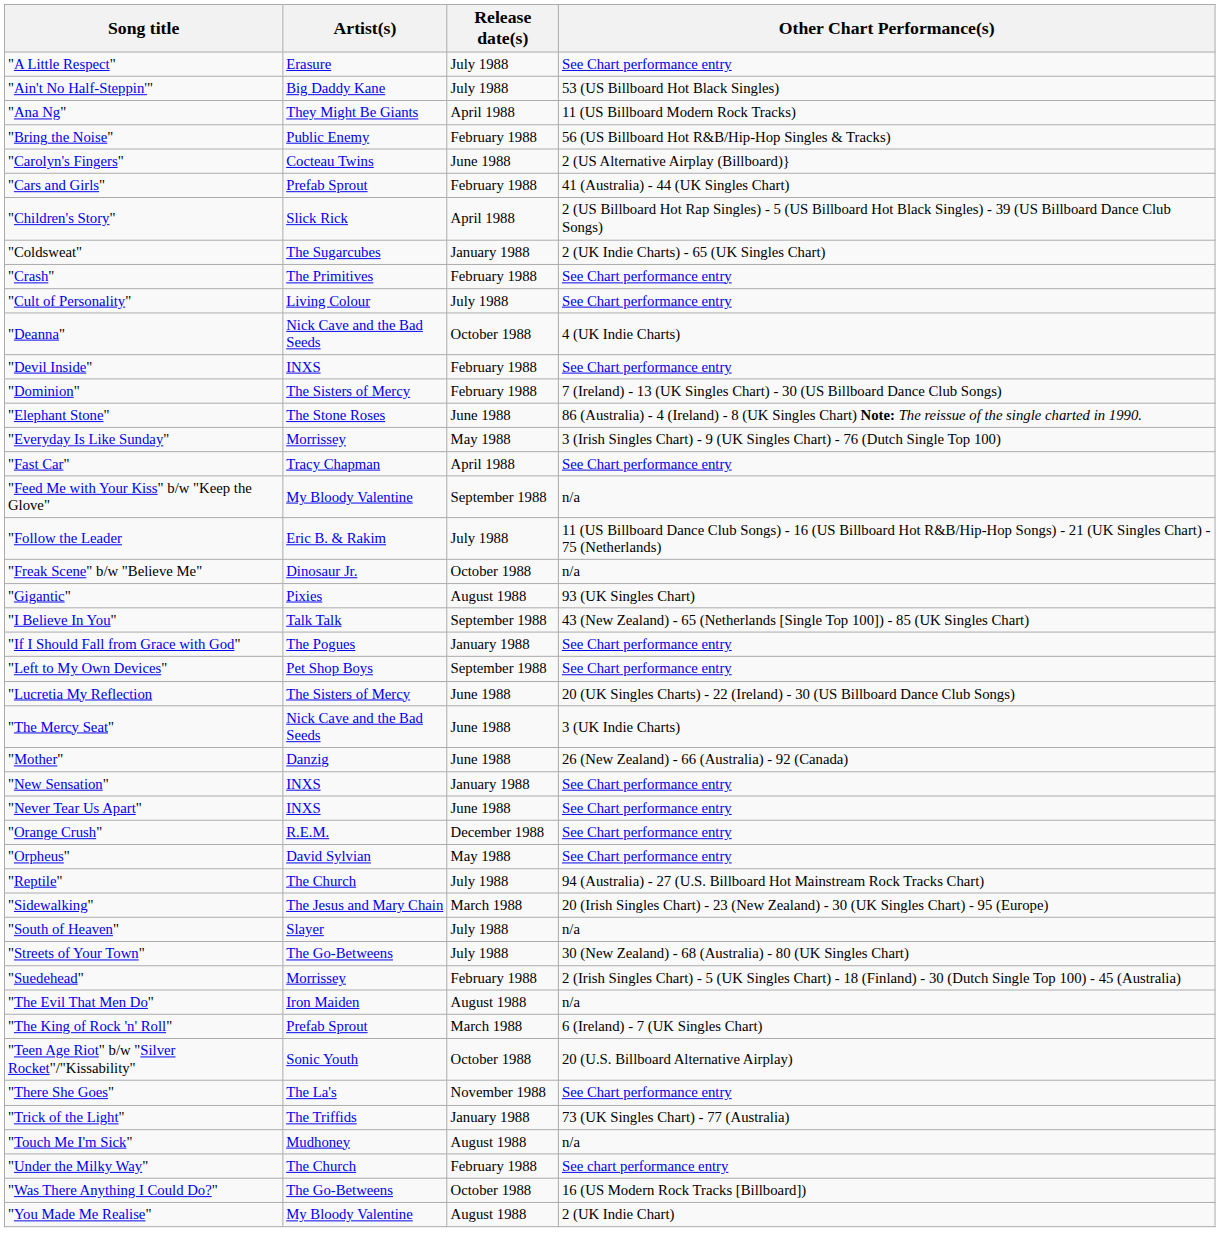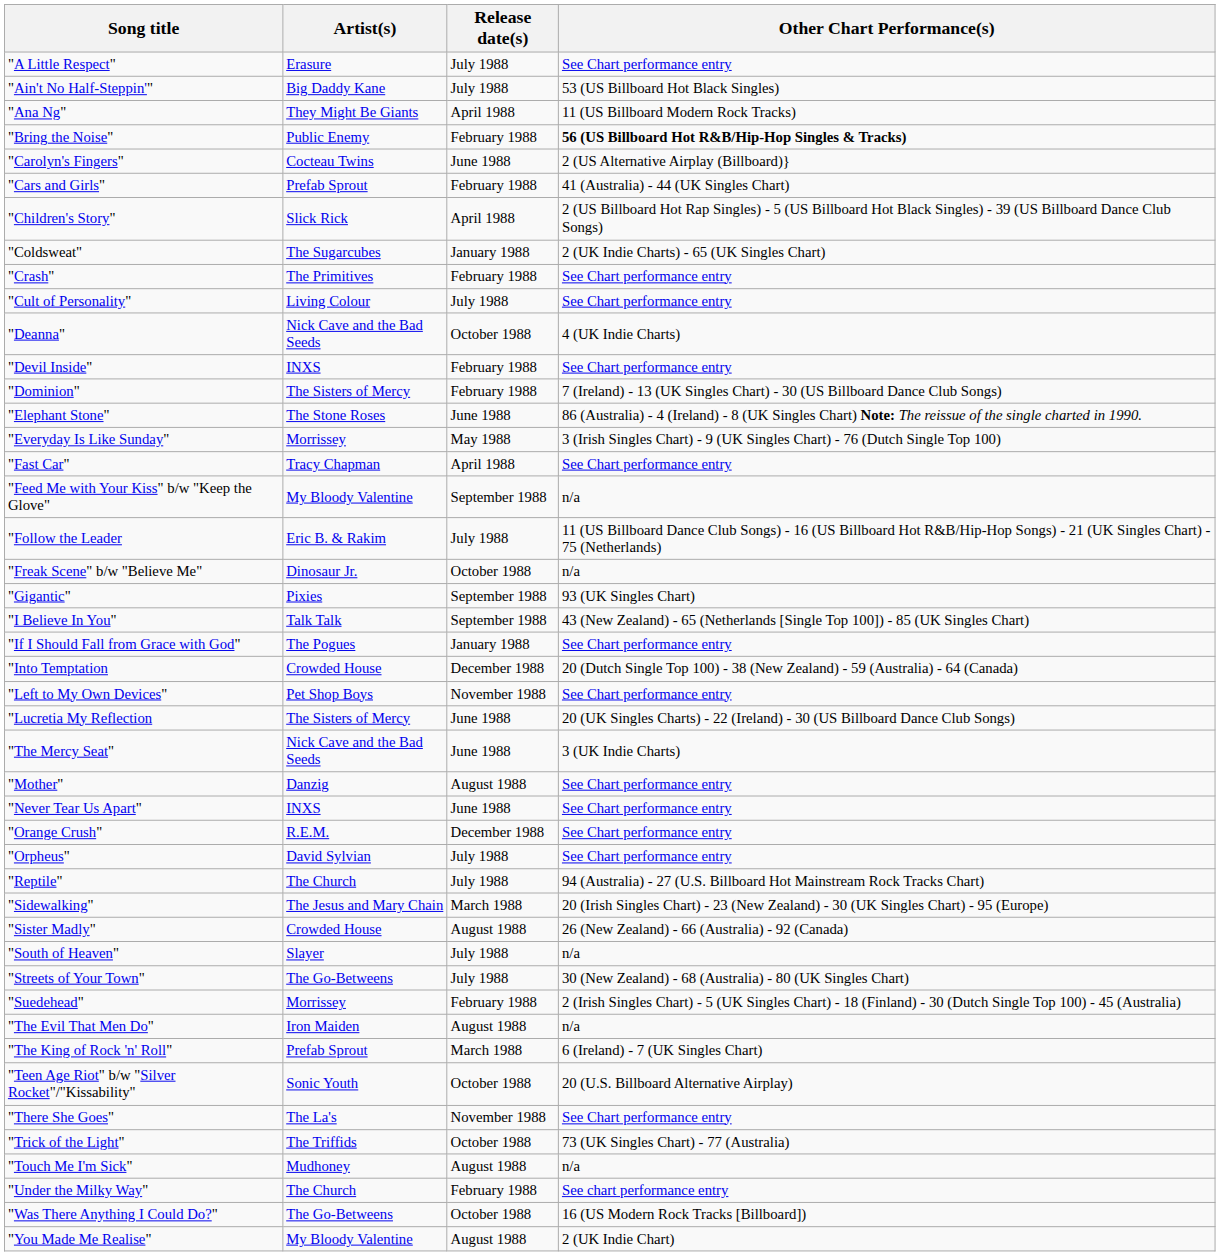(726, 137) normal -> (734, 137) bold
(488, 596) August 1988 -> (499, 596) September 1988
+ row: (58, 669)
(499, 669) September 1988 -> (498, 693) November 1988
(481, 759) June 1988 -> (488, 783) August 1988
(705, 759) 26 (New Zealand) - 66 (Australia) - 92 (Canada) -> (647, 783) See Chart performance entry
- row: (58, 783)
(481, 856) May 1988 -> (479, 856) July 1988
+ row: (52, 929)
(490, 1117) January 1988 -> (491, 1141) October 1988
